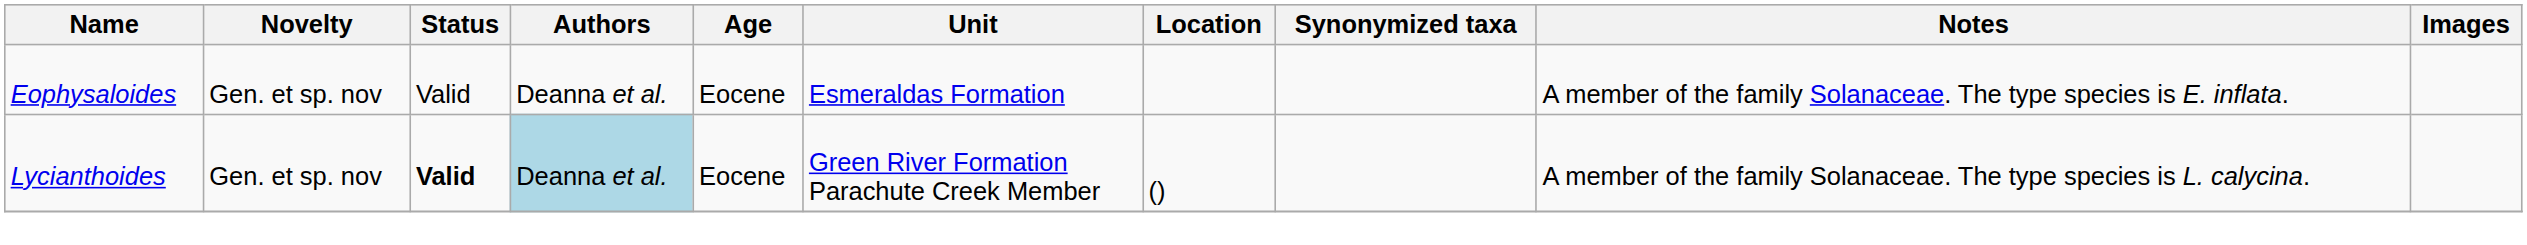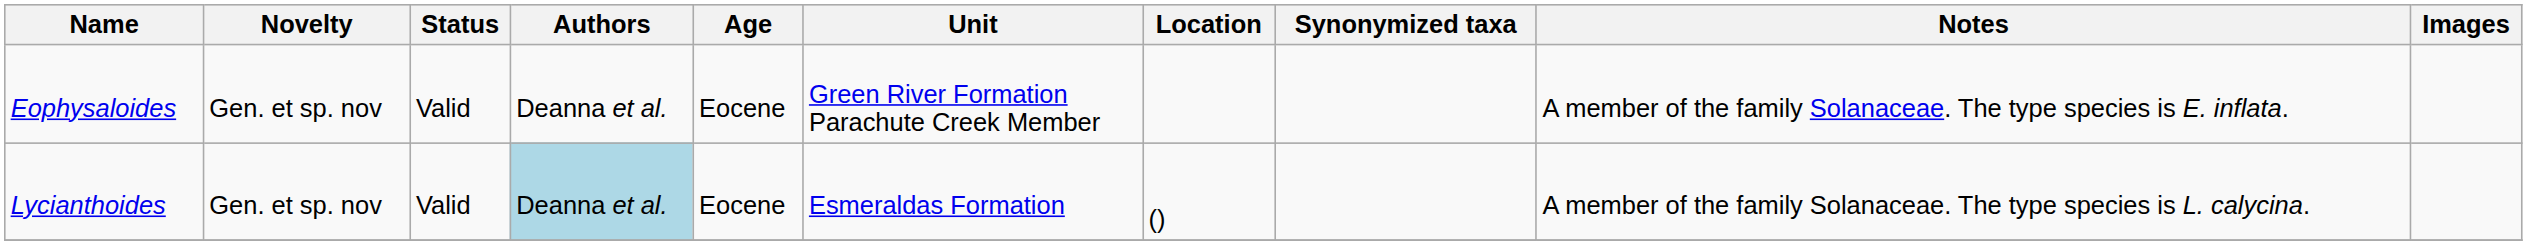(937, 93) Esmeraldas Formation -> (955, 107) Green River Formation Parachute Creek Member
(446, 176) bold -> (443, 205) normal
(955, 176) Green River Formation Parachute Creek Member -> (937, 205) Esmeraldas Formation
